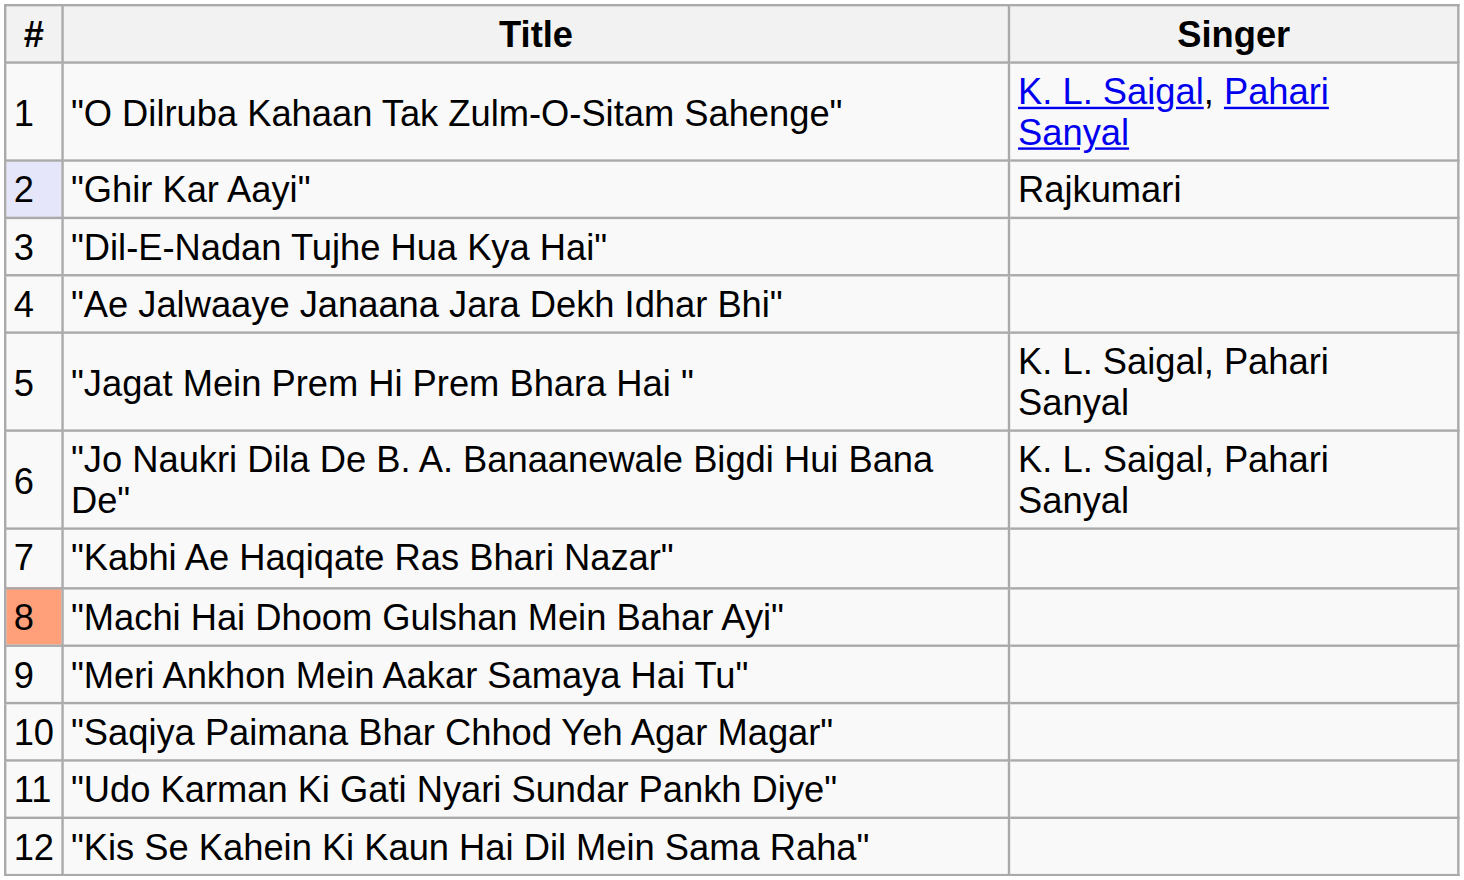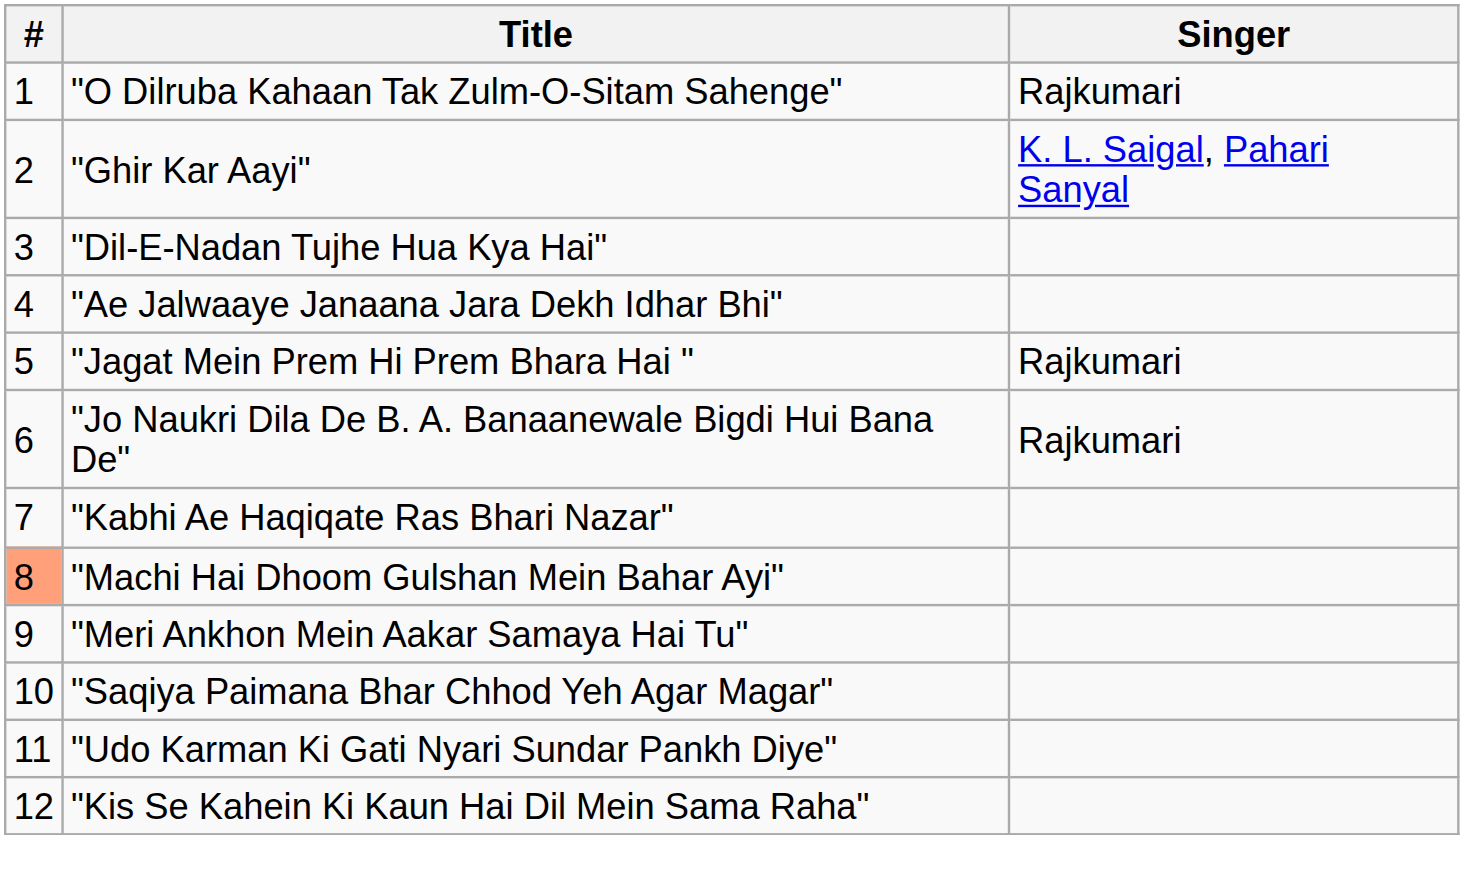(1173, 112) K. L. Saigal, Pahari Sanyal -> (1100, 92) Rajkumari
(24, 190) lavender background -> (24, 169) no background
(1100, 190) Rajkumari -> (1173, 169) K. L. Saigal, Pahari Sanyal
(1173, 383) K. L. Saigal, Pahari Sanyal -> (1100, 362) Rajkumari
(1173, 481) K. L. Saigal, Pahari Sanyal -> (1100, 440) Rajkumari
